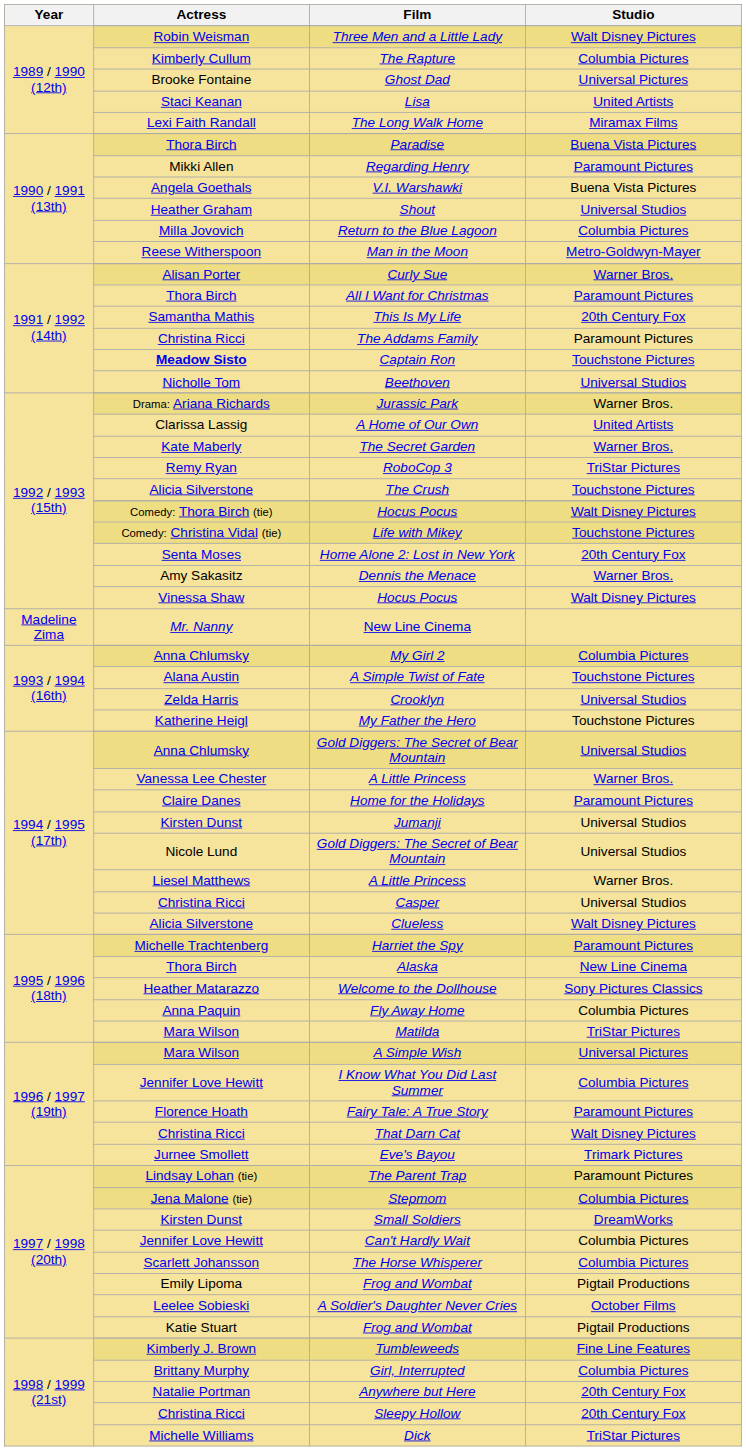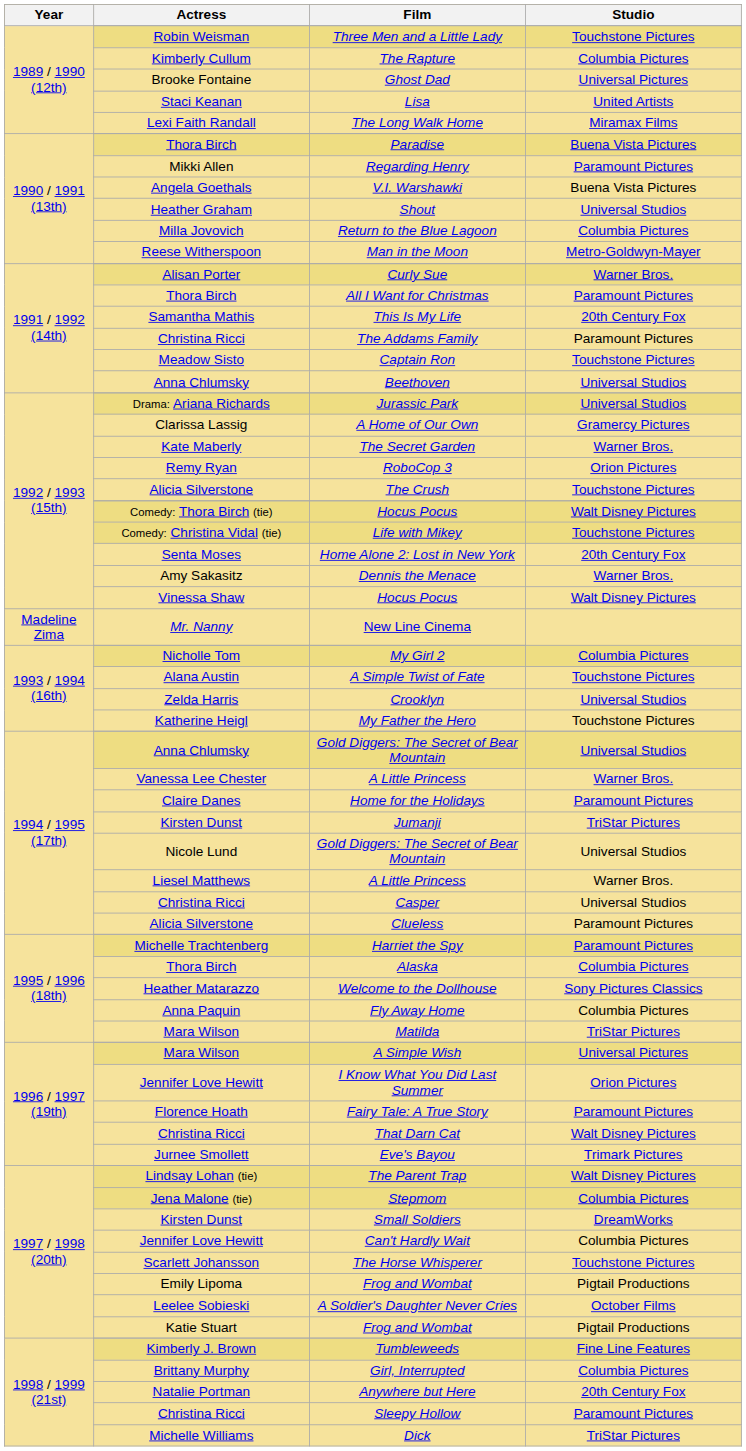(633, 36) Walt Disney Pictures -> (633, 36) Touchstone Pictures
(201, 360) bold -> (201, 360) normal
(201, 381) Nicholle Tom -> (201, 381) Anna Chlumsky
(633, 403) Warner Bros. -> (633, 403) Universal Studios
(633, 425) United Artists -> (633, 425) Gramercy Pictures
(633, 468) TriStar Pictures -> (633, 468) Orion Pictures
(201, 656) Anna Chlumsky -> (201, 656) Nicholle Tom
(633, 822) Universal Studios -> (633, 822) TriStar Pictures
(633, 923) Walt Disney Pictures -> (633, 923) Paramount Pictures
(633, 967) New Line Cinema -> (633, 967) Columbia Pictures
(633, 1082) Columbia Pictures -> (633, 1082) Orion Pictures
(633, 1176) Paramount Pictures -> (633, 1176) Walt Disney Pictures
(633, 1262) Columbia Pictures -> (633, 1262) Touchstone Pictures
(633, 1413) 20th Century Fox -> (633, 1413) Paramount Pictures
